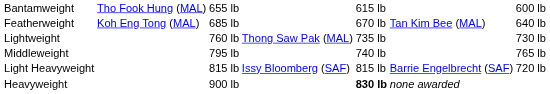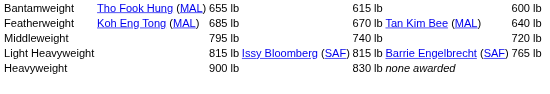- row: (32, 38)
(531, 53) 765 lb -> (527, 38) 720 lb
(531, 69) 720 lb -> (527, 53) 765 lb
(371, 84) bold -> (368, 69) normal
